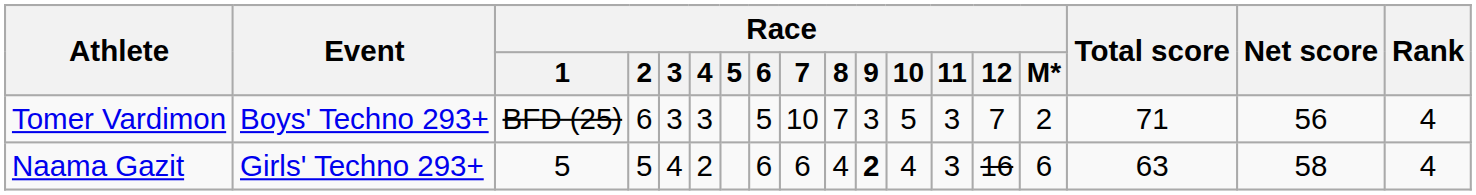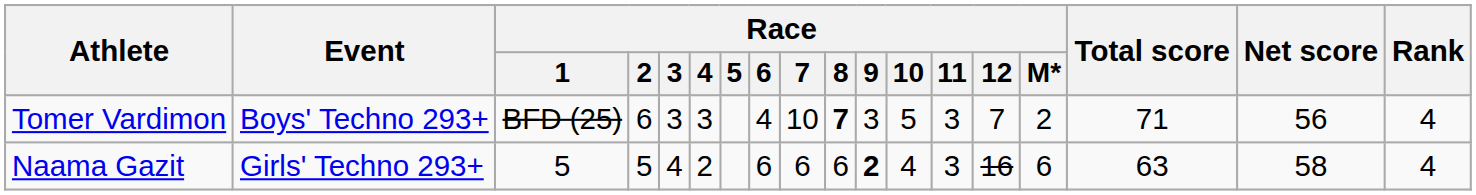(764, 119) 5 -> (764, 119) 4
(841, 119) normal -> (841, 119) bold
(841, 166) 4 -> (841, 166) 6
